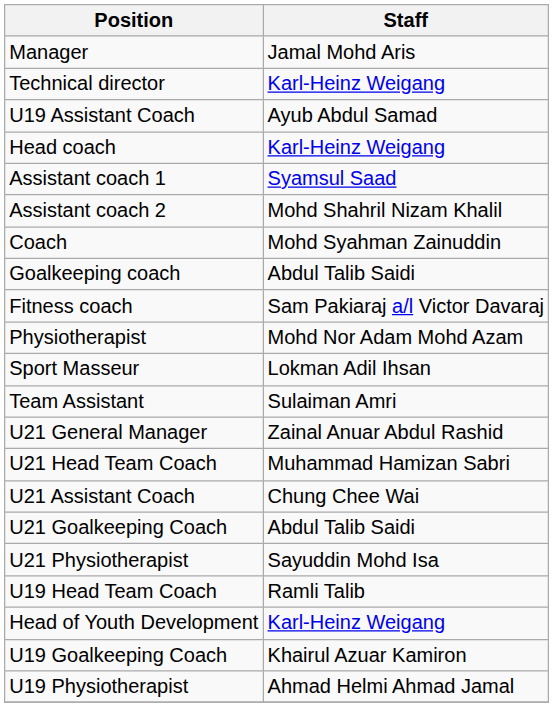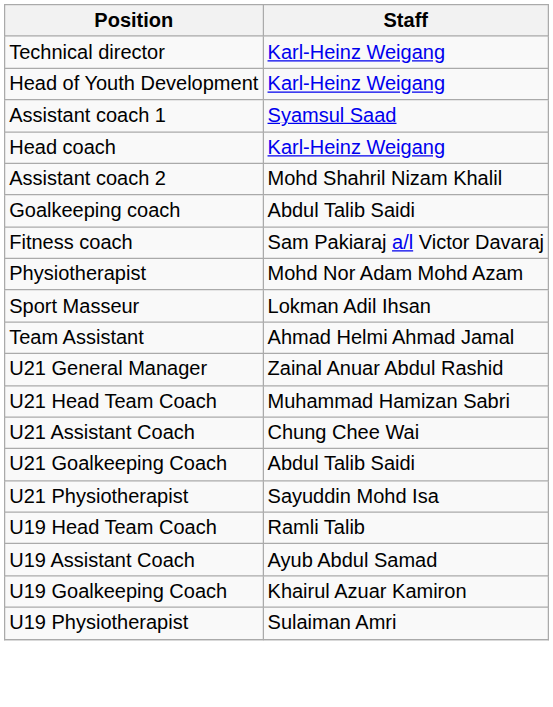- row: (49, 52)
rows swapped: (134, 623) <-> (102, 115)
rows swapped: (63, 147) <-> (88, 178)
- row: (38, 242)
(332, 400) Sulaiman Amri -> (391, 337) Ahmad Helmi Ahmad Jamal
(391, 686) Ahmad Helmi Ahmad Jamal -> (332, 623) Sulaiman Amri
